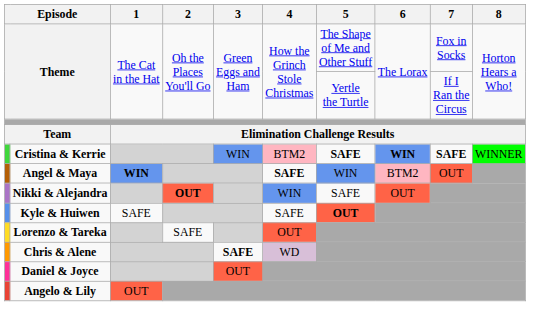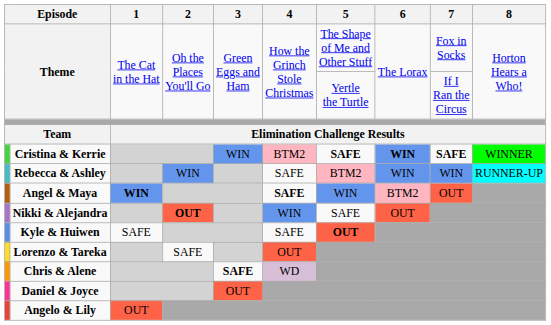+ row: (60, 173)
